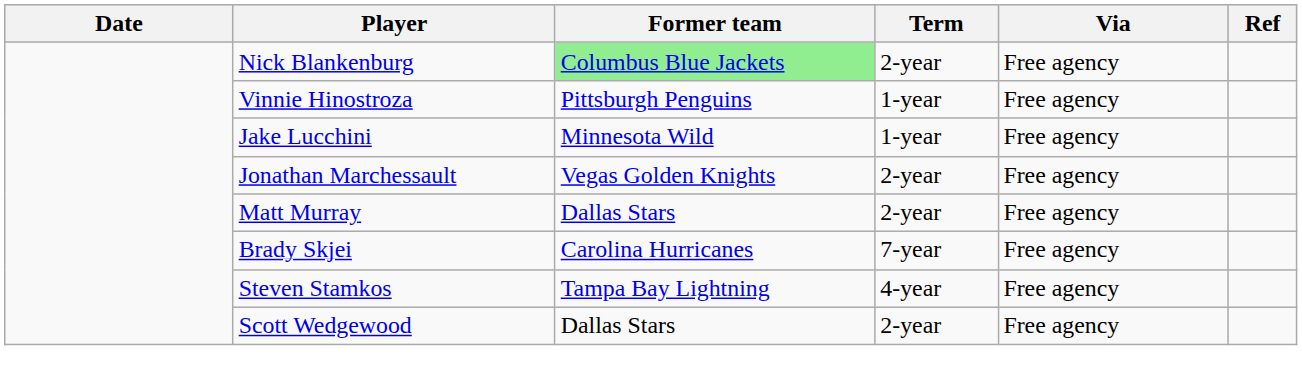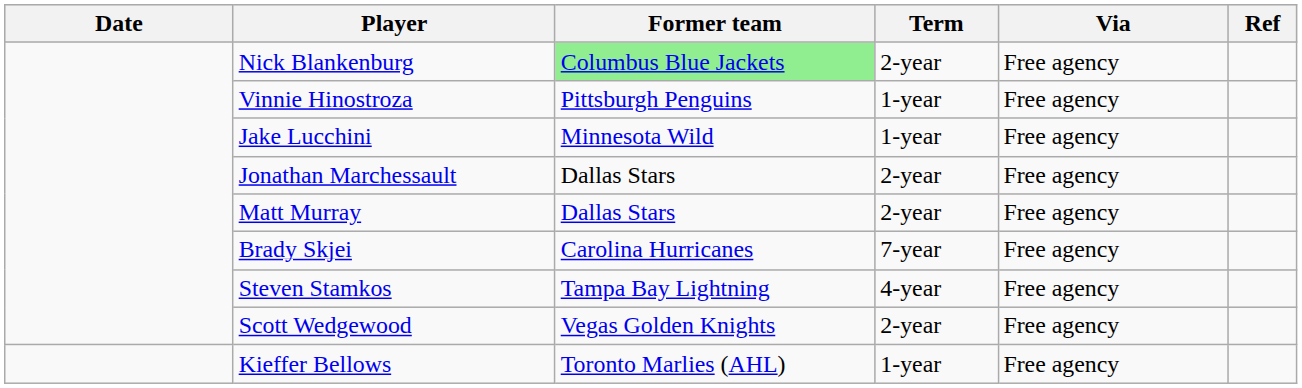(668, 174) Vegas Golden Knights -> (618, 174) Dallas Stars
(618, 325) Dallas Stars -> (668, 325) Vegas Golden Knights
+ row: (315, 363)
